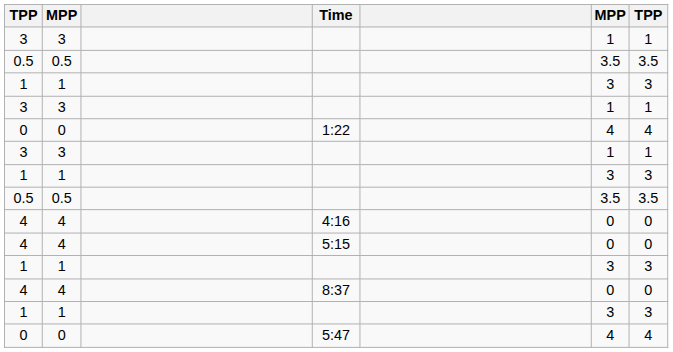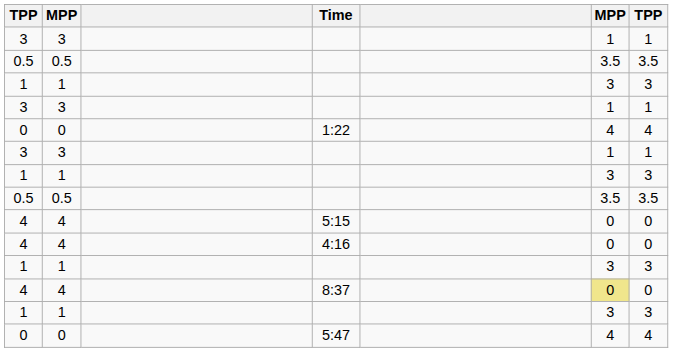rows swapped: (24, 244) <-> (24, 221)
(610, 289) no background -> (610, 289) khaki background
